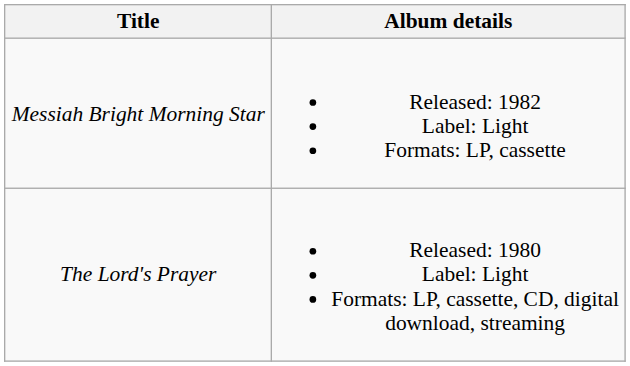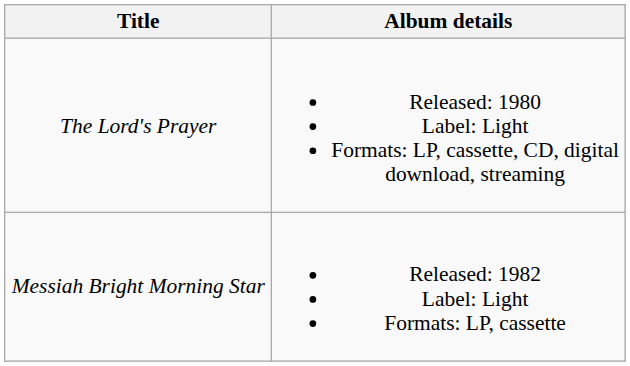rows swapped: (138, 274) <-> (138, 113)
